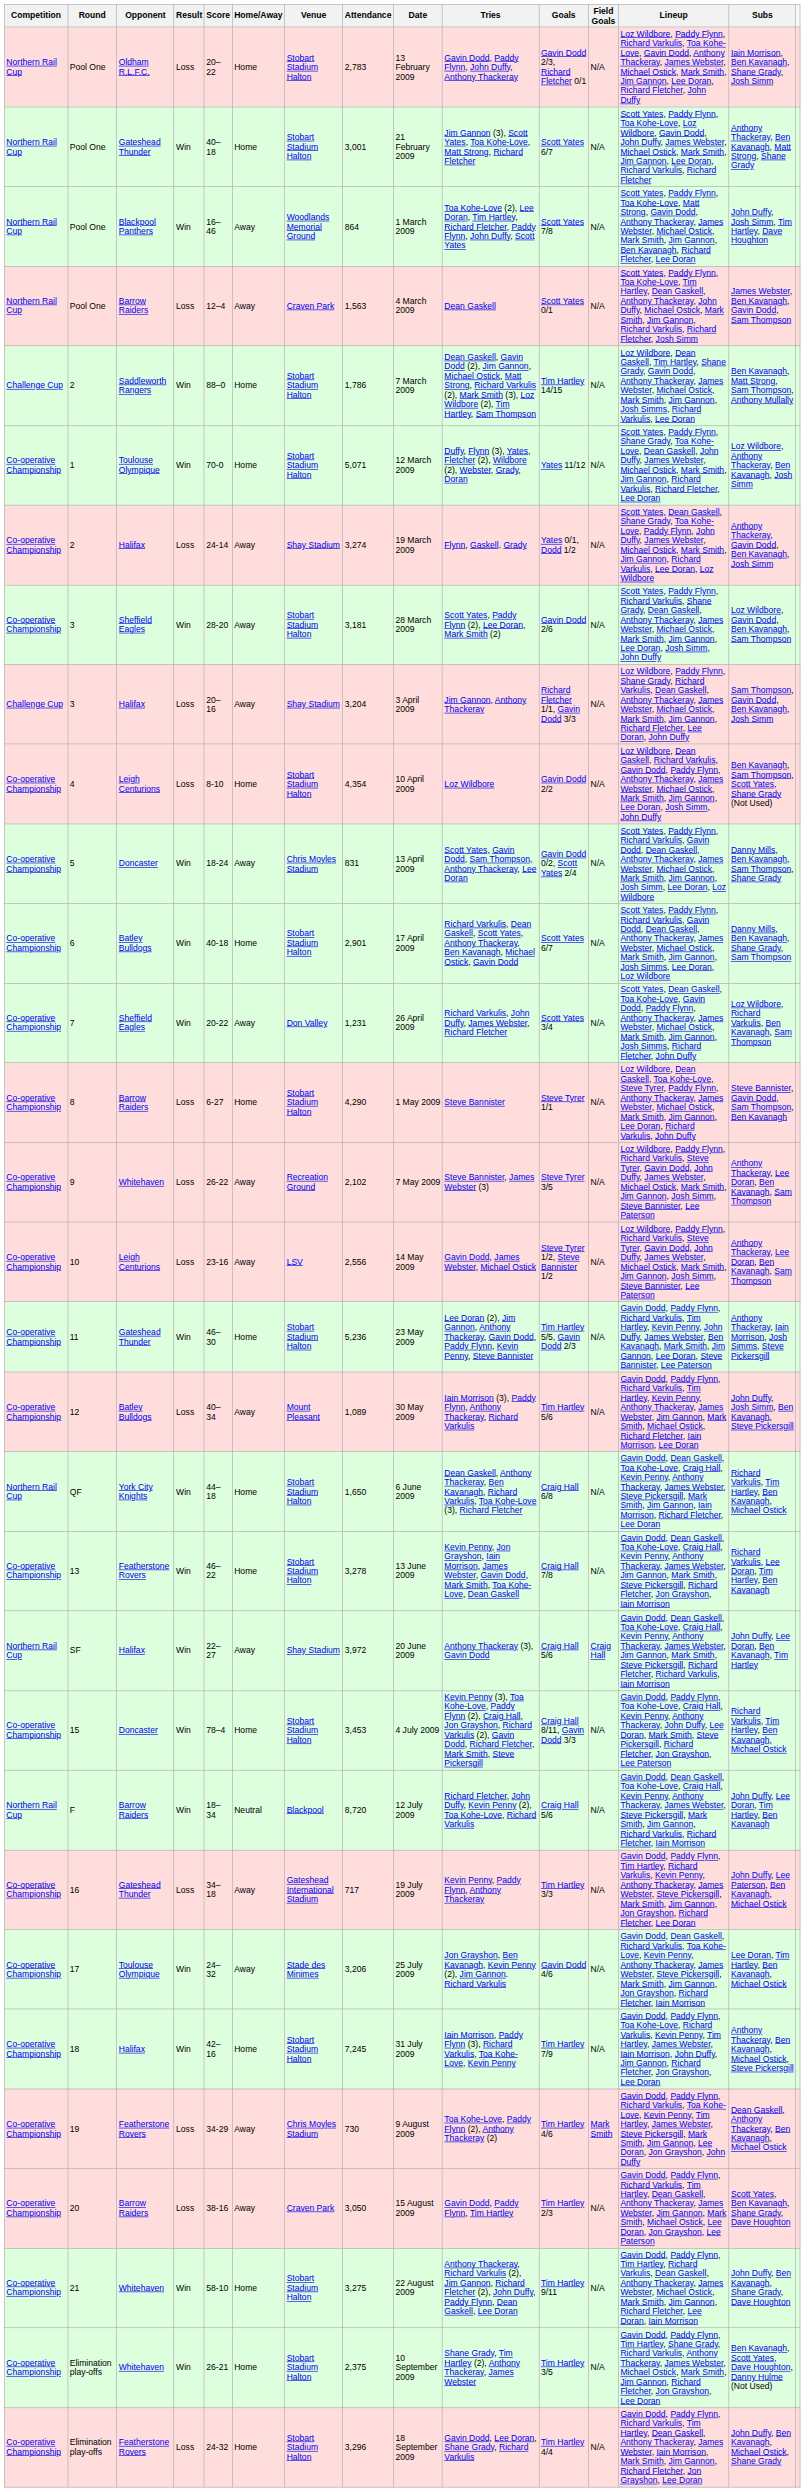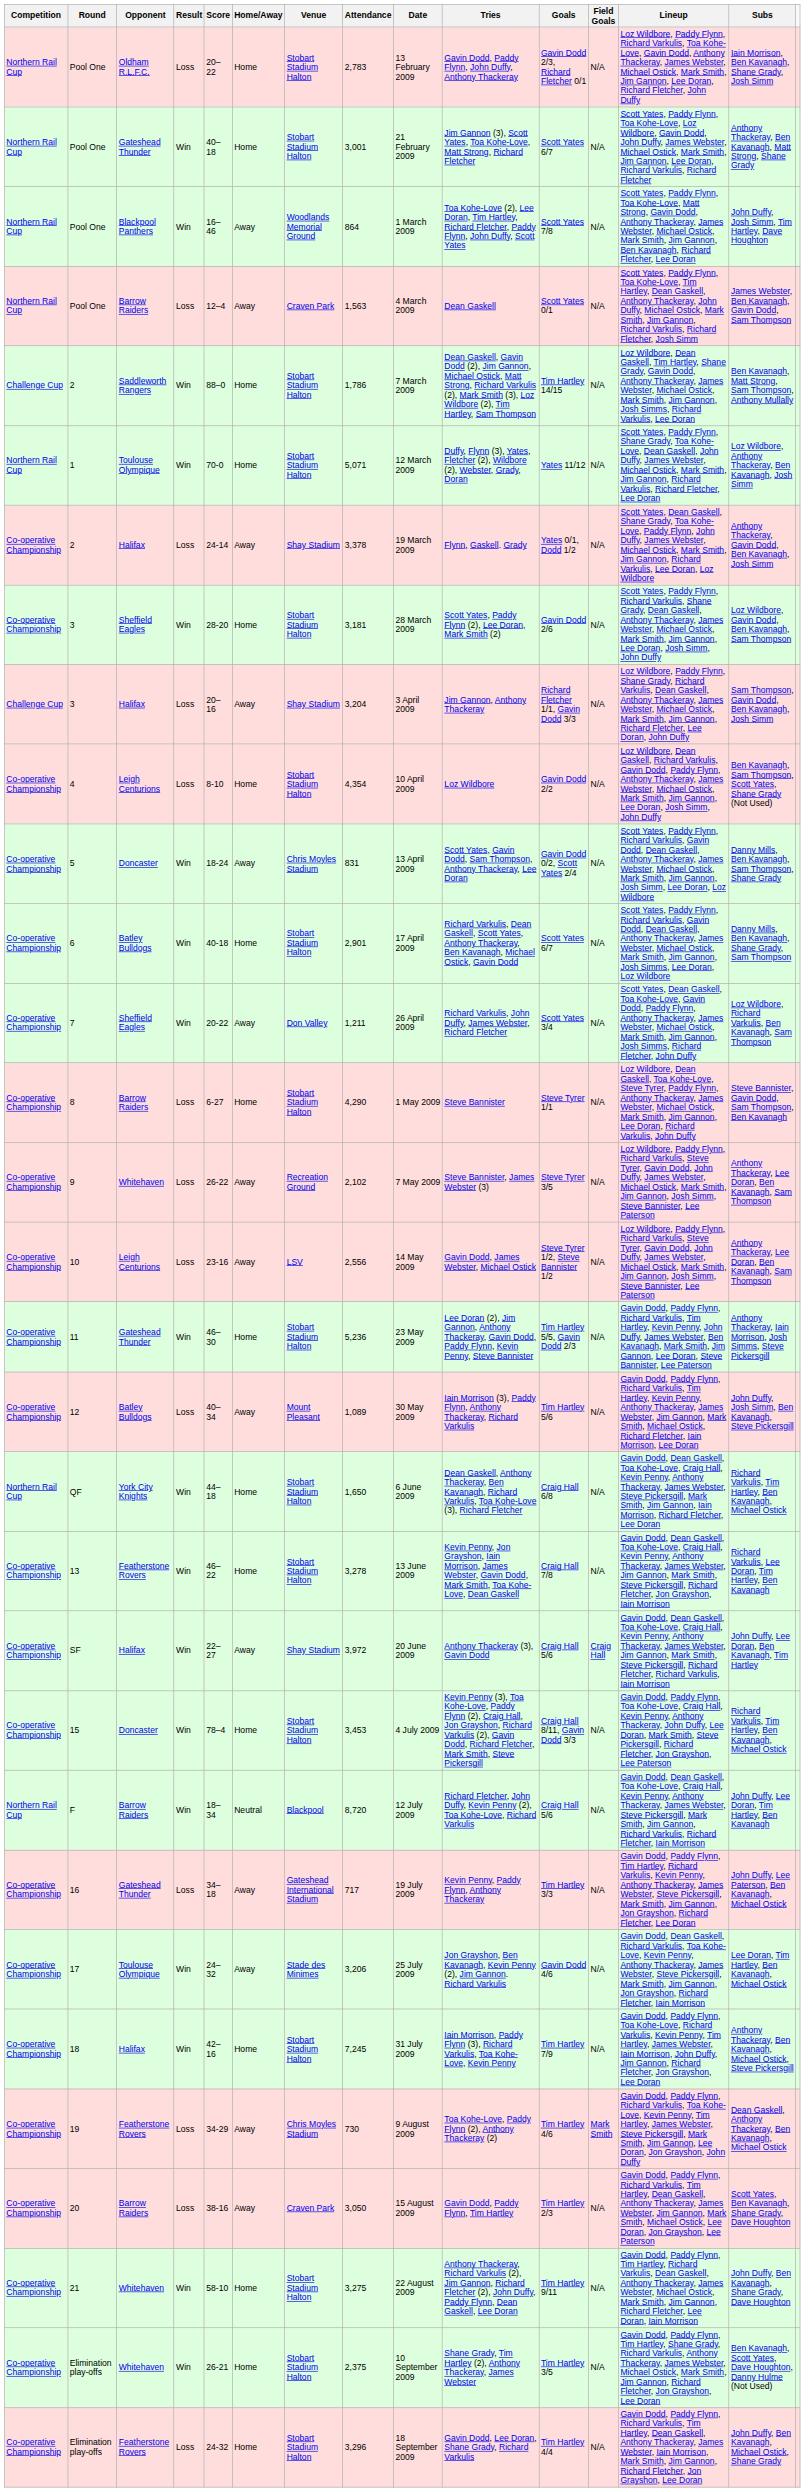(34, 465) Co-operative Championship -> (32, 465) Northern Rail Cup
(355, 545) 3,274 -> (355, 545) 3,378
(245, 624) Away -> (246, 624) Home
(355, 1023) 1,231 -> (355, 1023) 1,211
(32, 1650) Northern Rail Cup -> (34, 1650) Co-operative Championship
